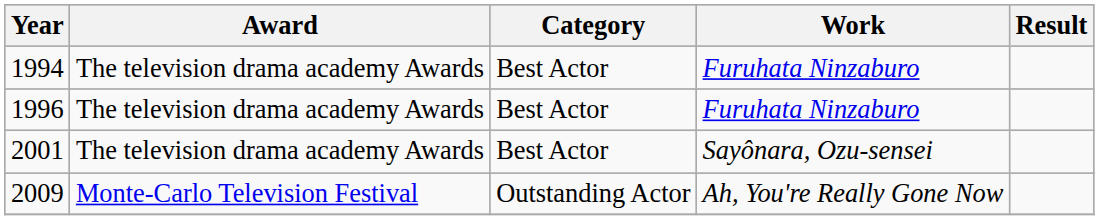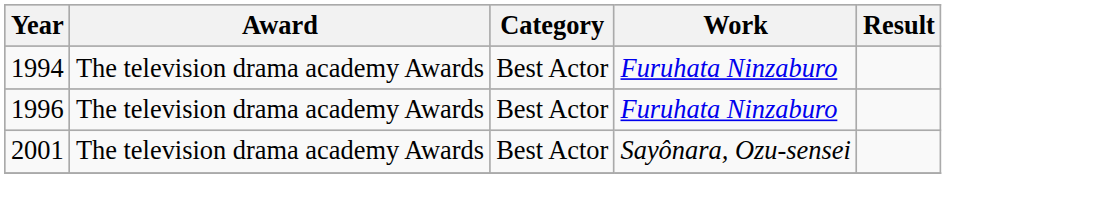- row: (37, 192)
